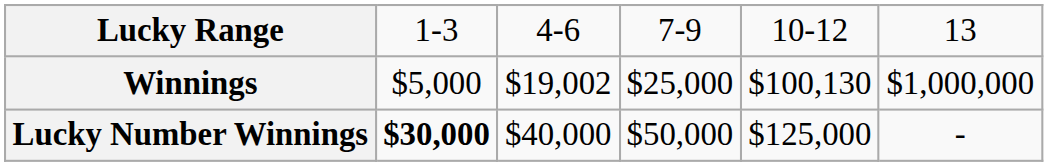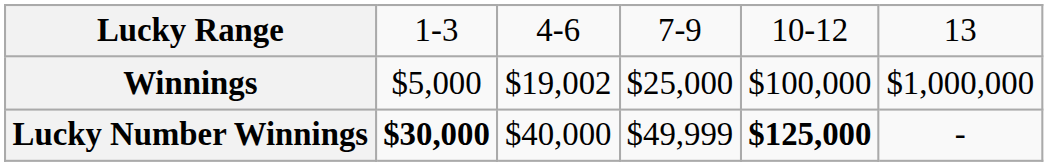(810, 82) $100,130 -> (810, 82) $100,000
(680, 134) $50,000 -> (680, 134) $49,999
(810, 134) normal -> (810, 134) bold
